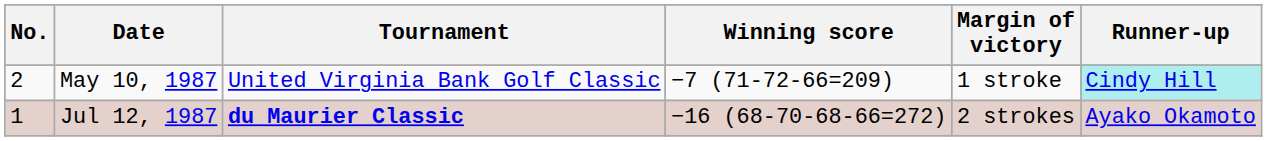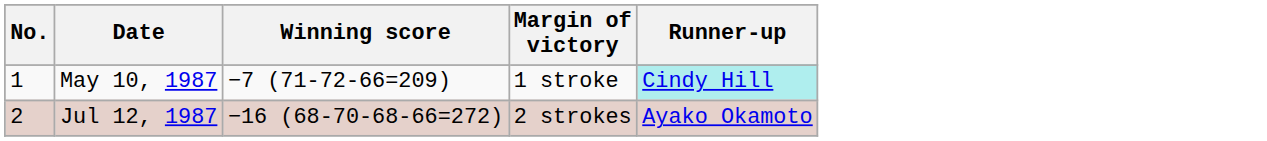- column: (444, 35)
(17, 83) 2 -> (17, 83) 1
(17, 118) 1 -> (17, 118) 2
